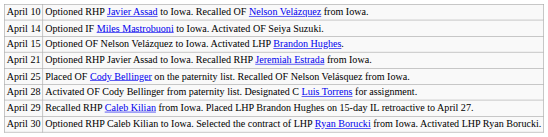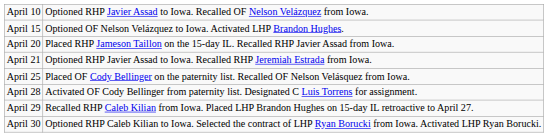- row: (24, 28)
+ row: (24, 44)
